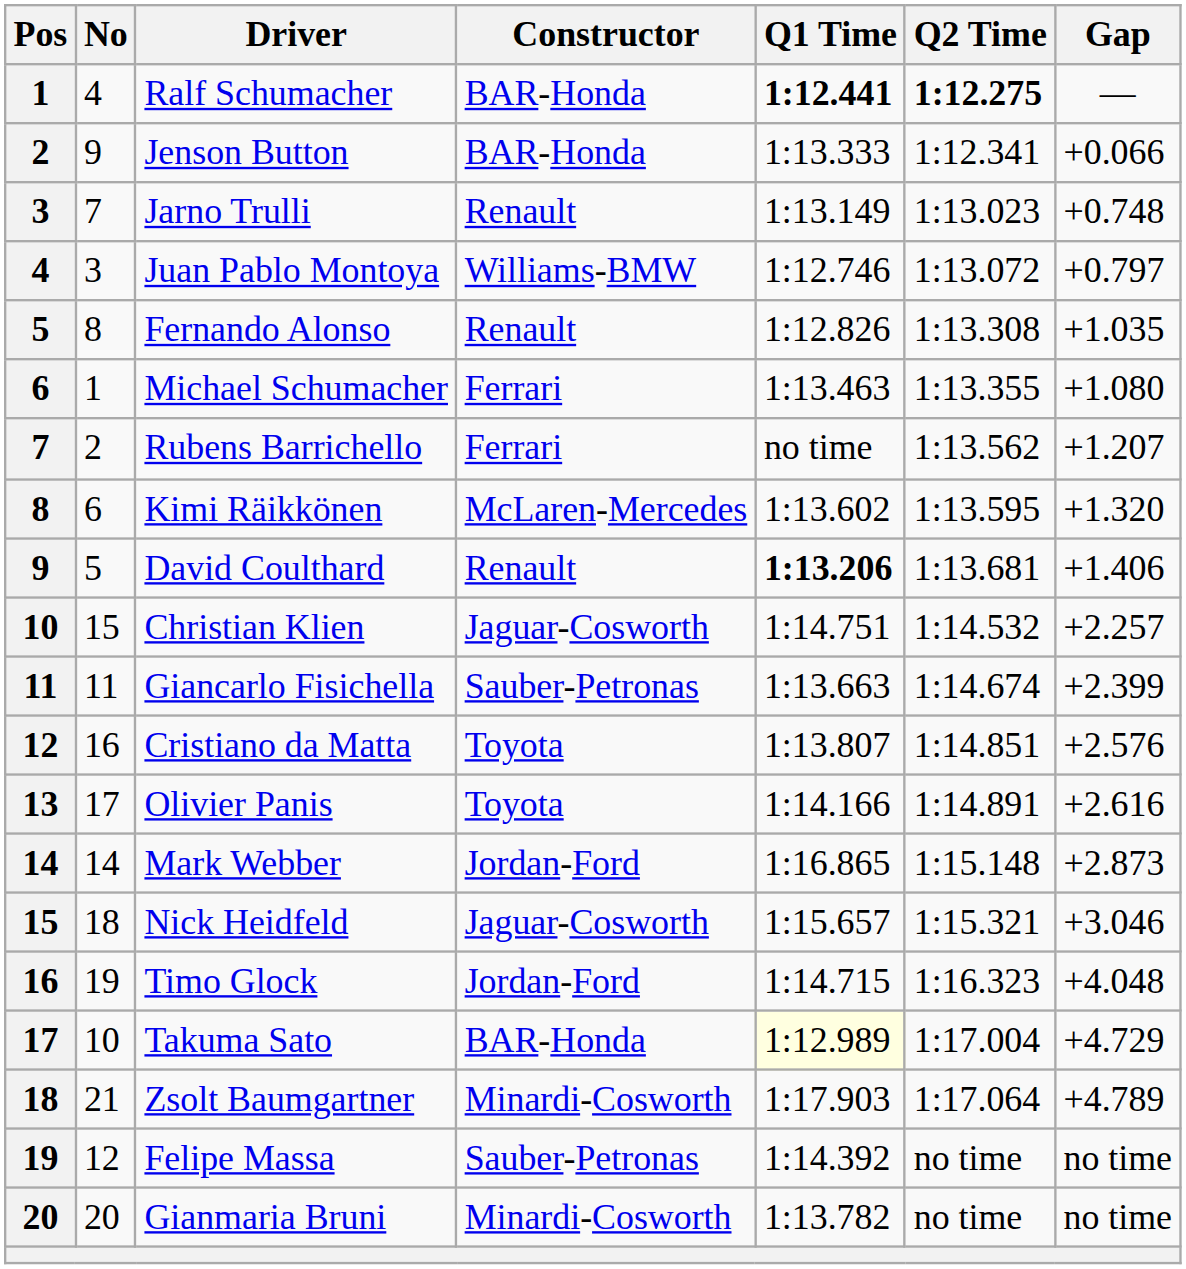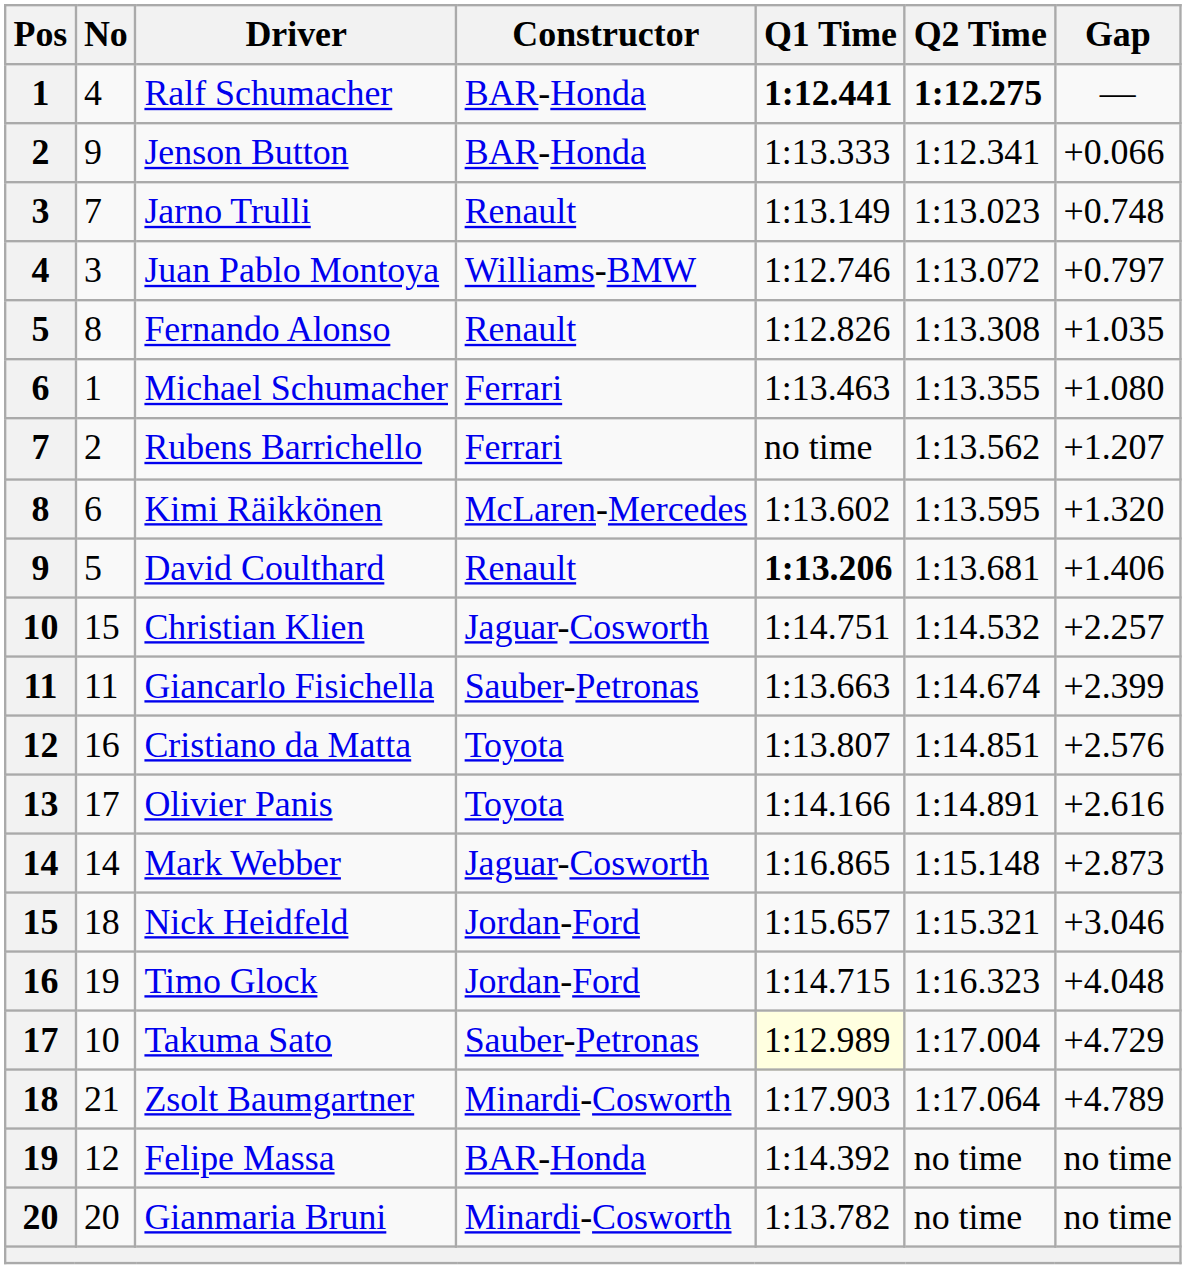(552, 862) Jordan-Ford -> (587, 862) Jaguar-Cosworth
(587, 921) Jaguar-Cosworth -> (552, 921) Jordan-Ford
(555, 1039) BAR-Honda -> (582, 1039) Sauber-Petronas
(582, 1158) Sauber-Petronas -> (555, 1158) BAR-Honda
